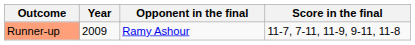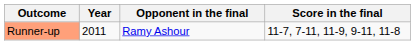(95, 31) 2009 -> (94, 31) 2011
